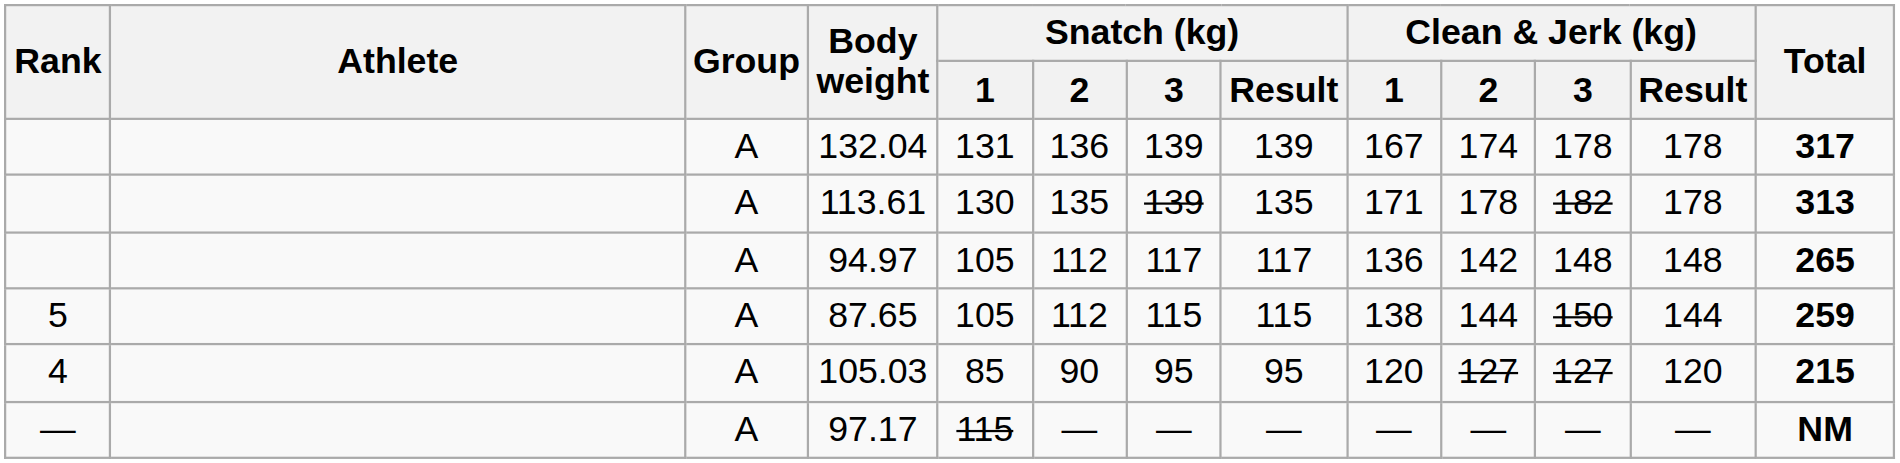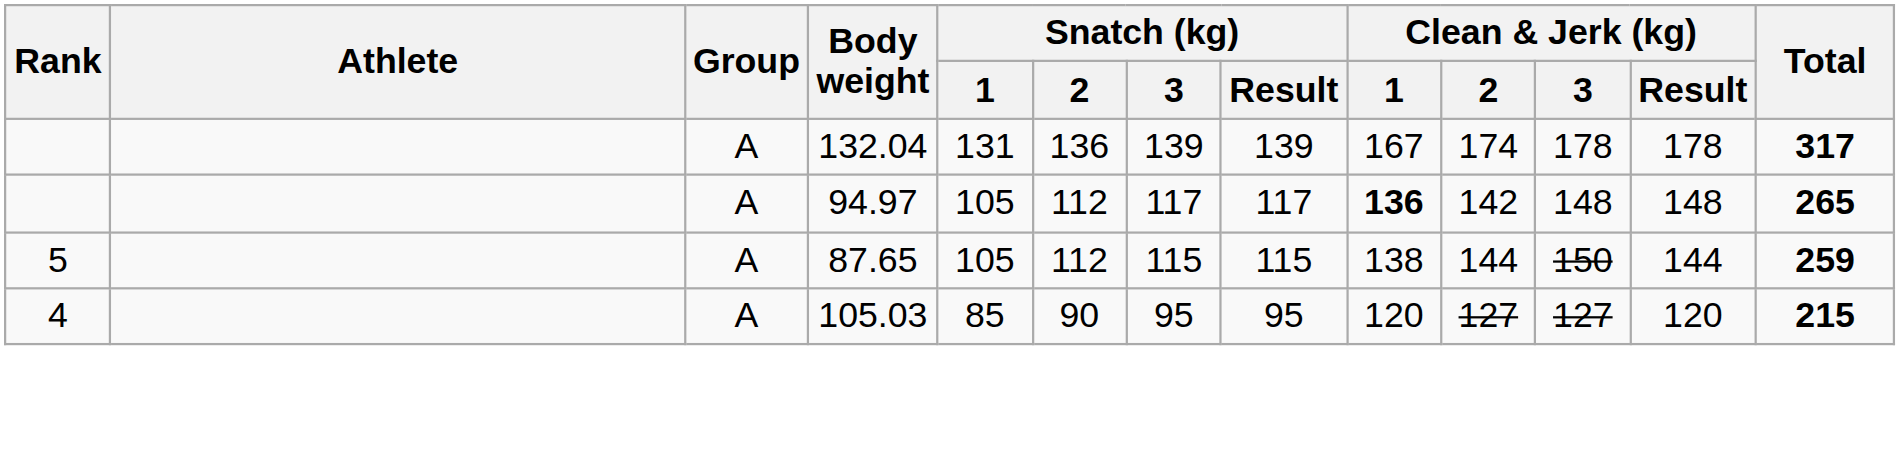- row: (873, 202)
(1394, 259) normal -> (1394, 202) bold
- row: (873, 428)
